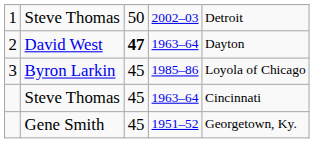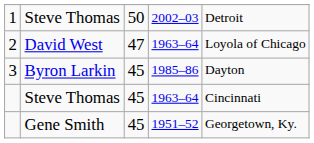(136, 44) bold -> (136, 44) normal
(225, 44) Dayton -> (255, 44) Loyola of Chicago
(255, 71) Loyola of Chicago -> (225, 71) Dayton
